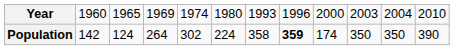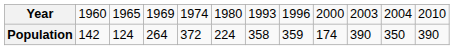(191, 34) 302 -> (191, 34) 372
(293, 34) bold -> (293, 34) normal
(361, 34) 350 -> (361, 34) 390
